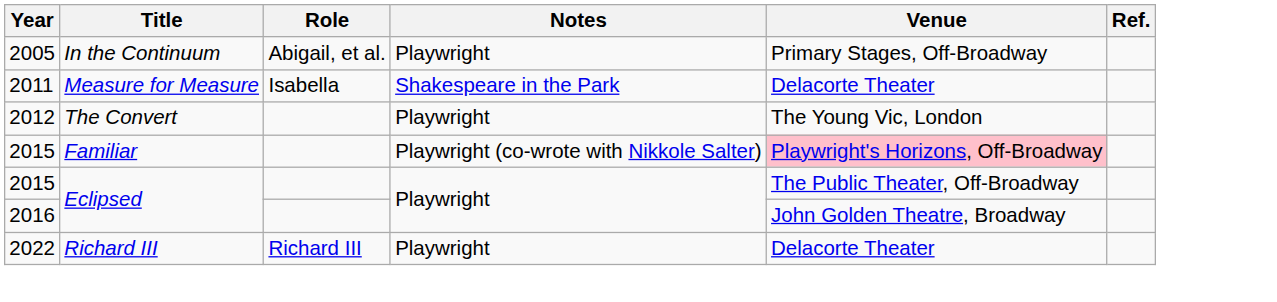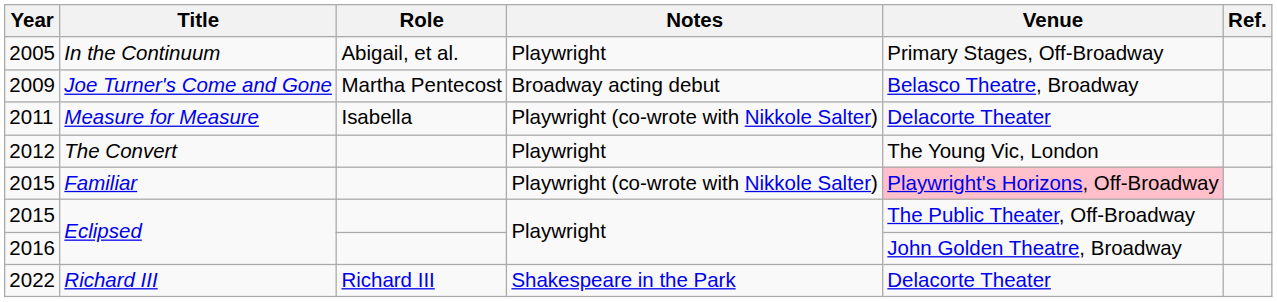+ row: (32, 85)
(507, 85) Shakespeare in the Park -> (695, 118) Playwright (co-wrote with Nikkole Salter)
(442, 248) Playwright -> (624, 280) Shakespeare in the Park
